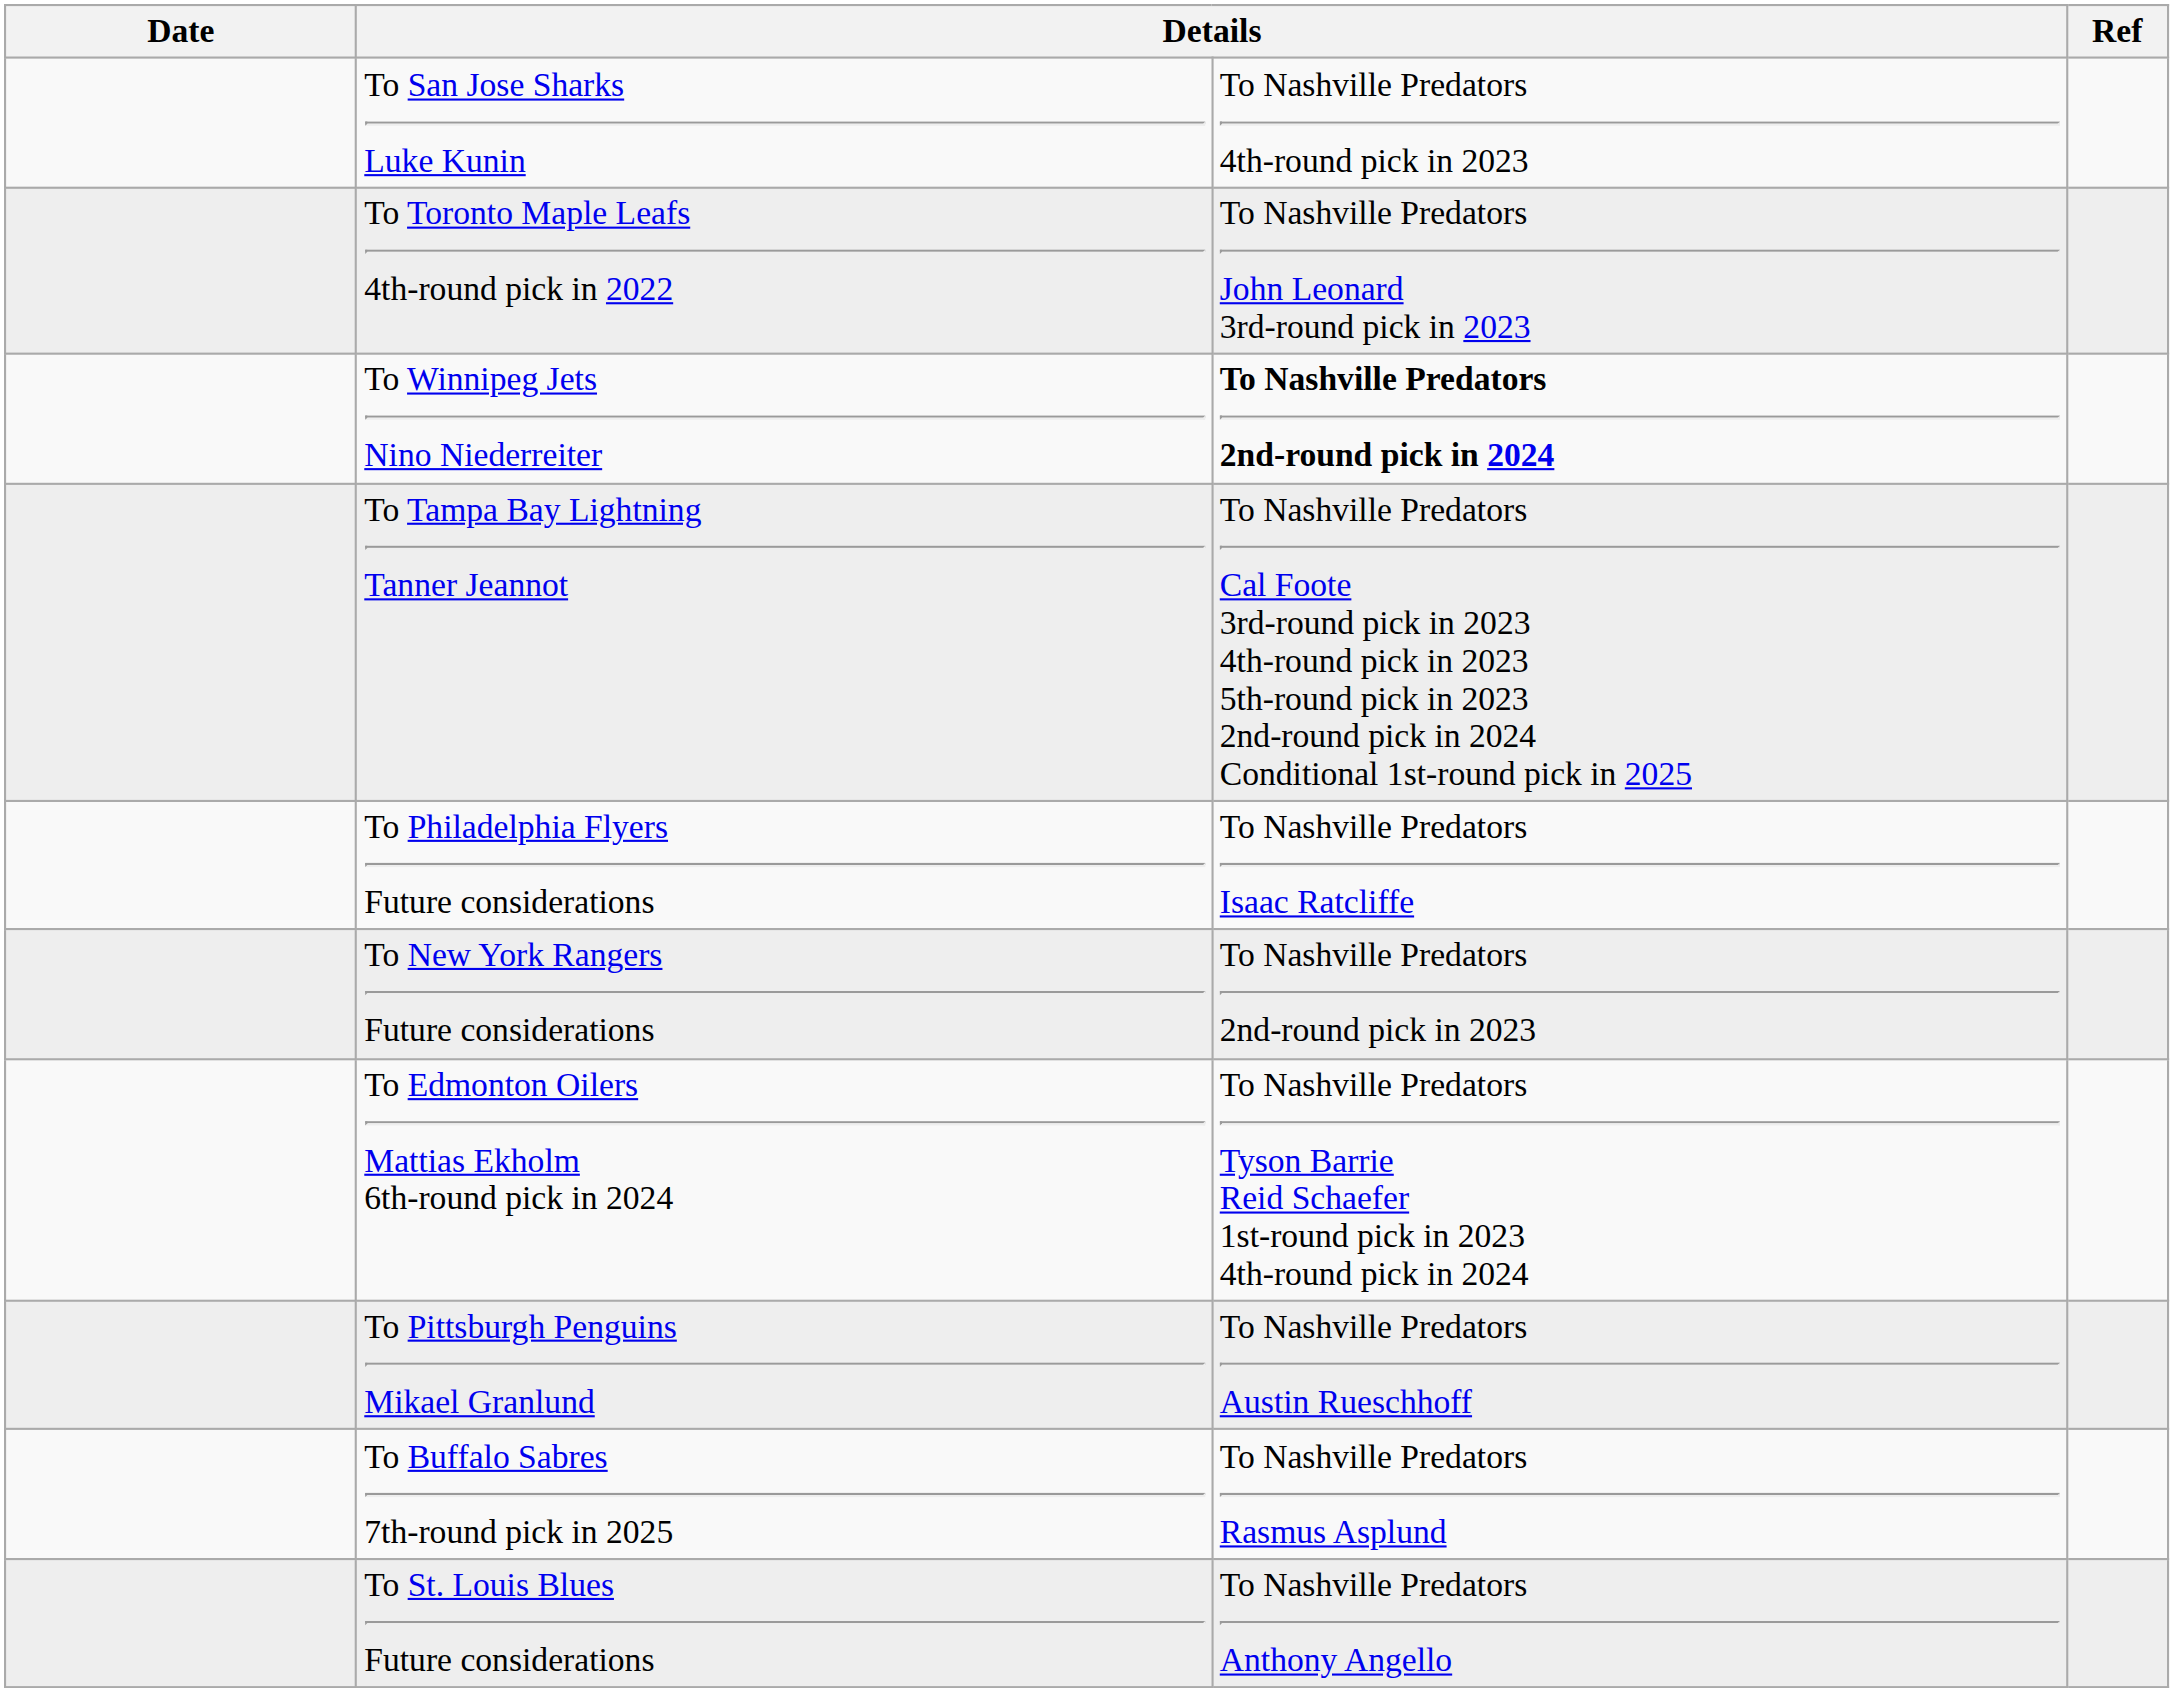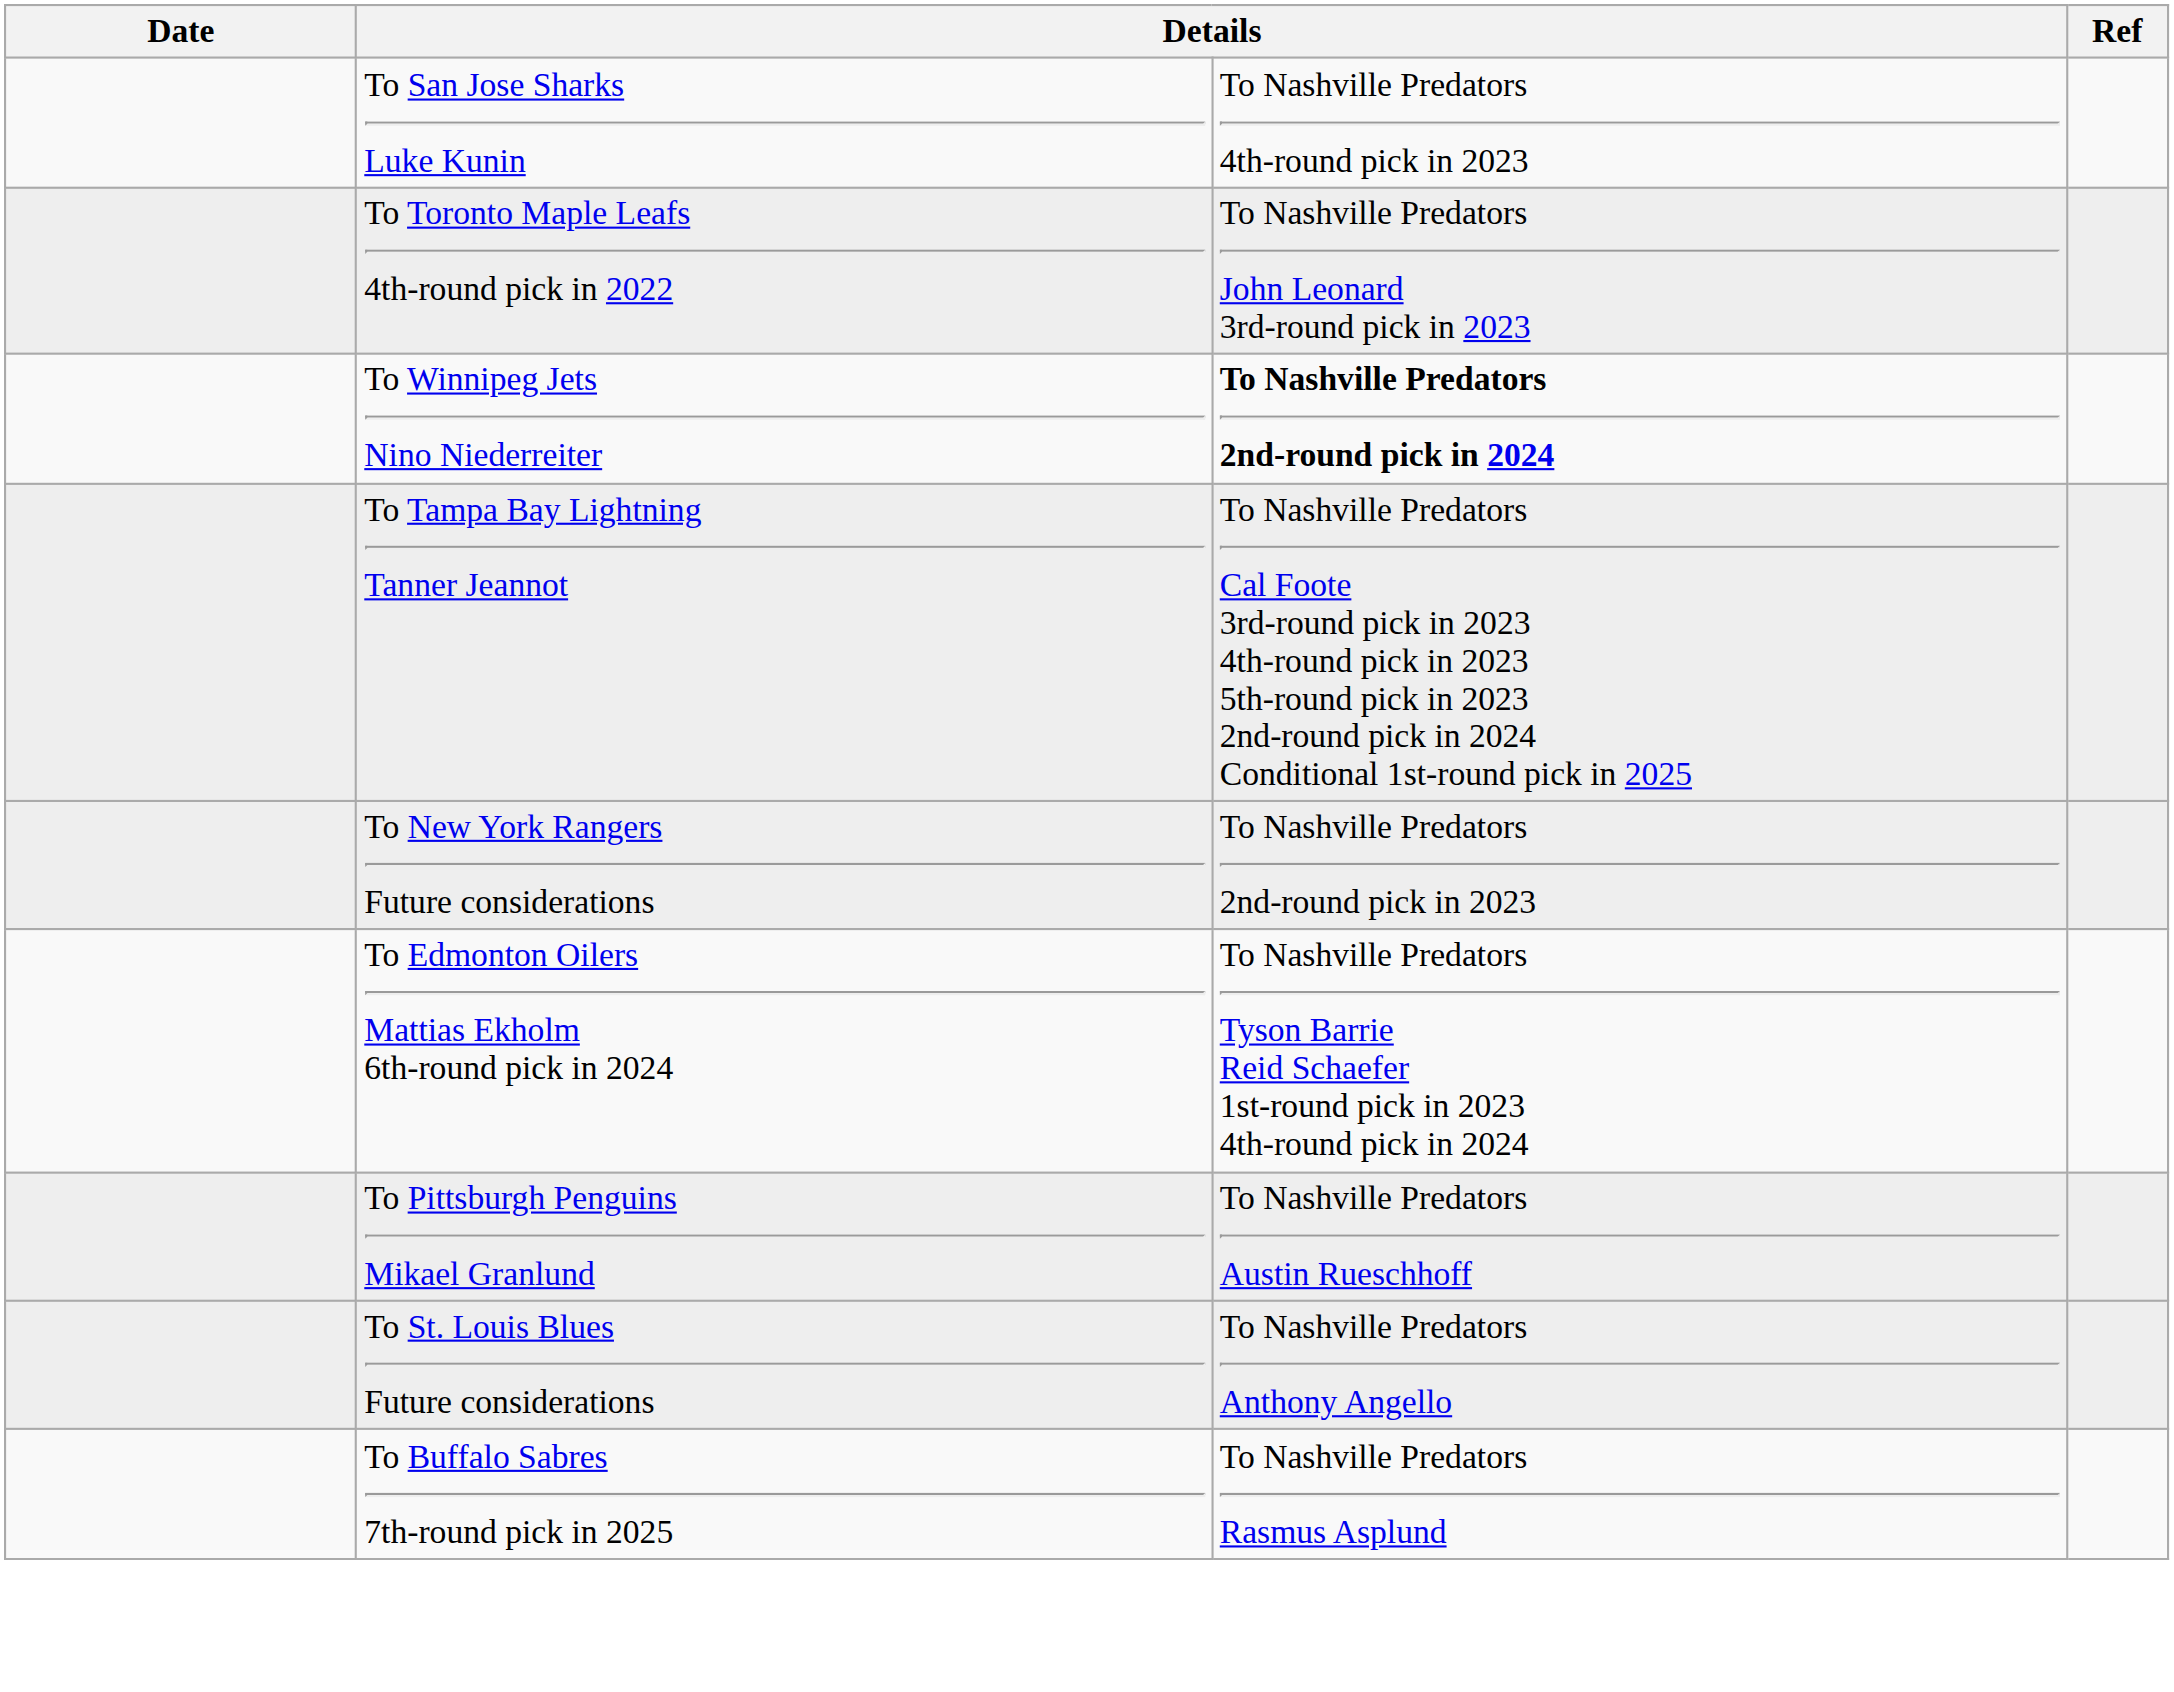- row: (784, 864)
rows swapped: (784, 1493) <-> (784, 1622)
